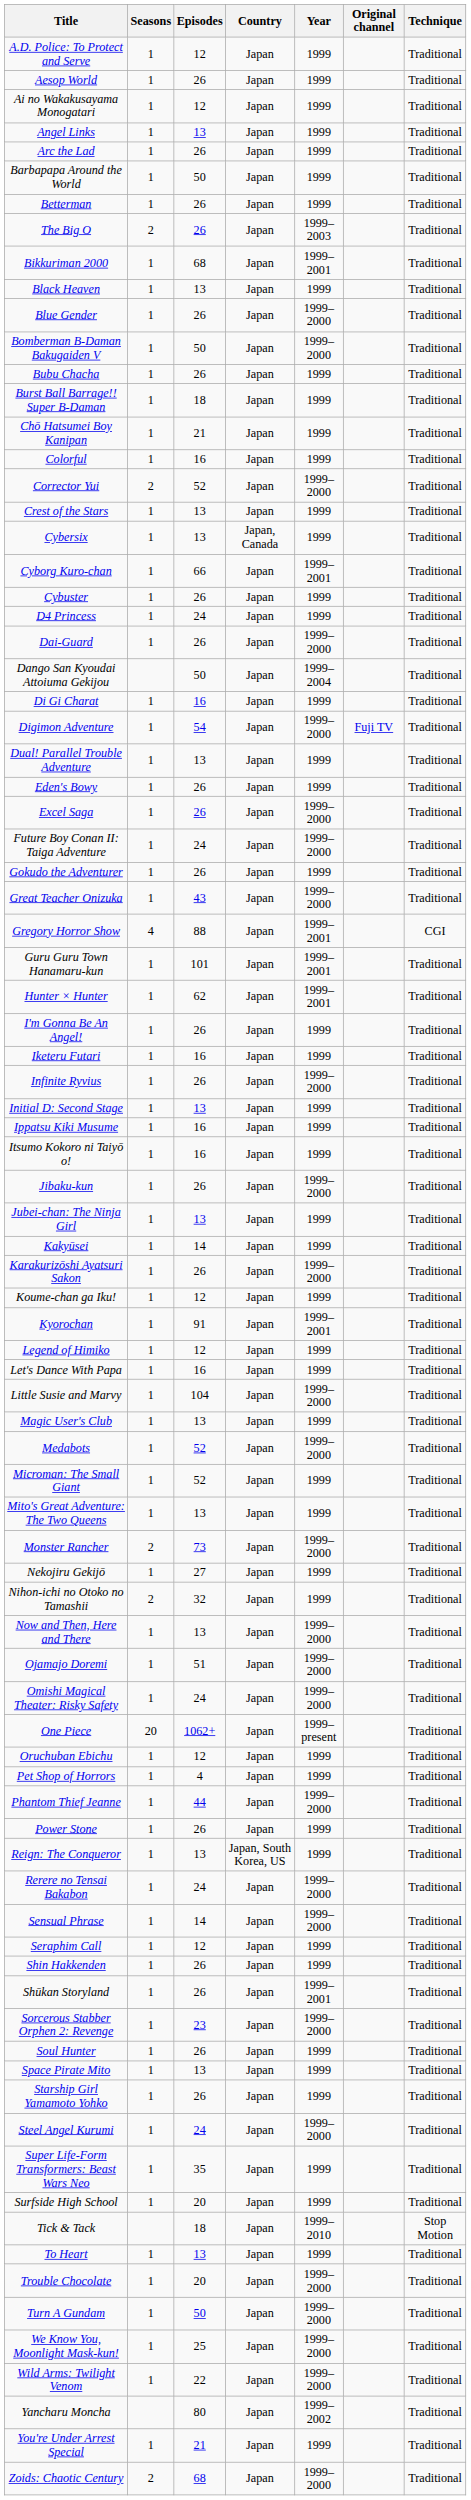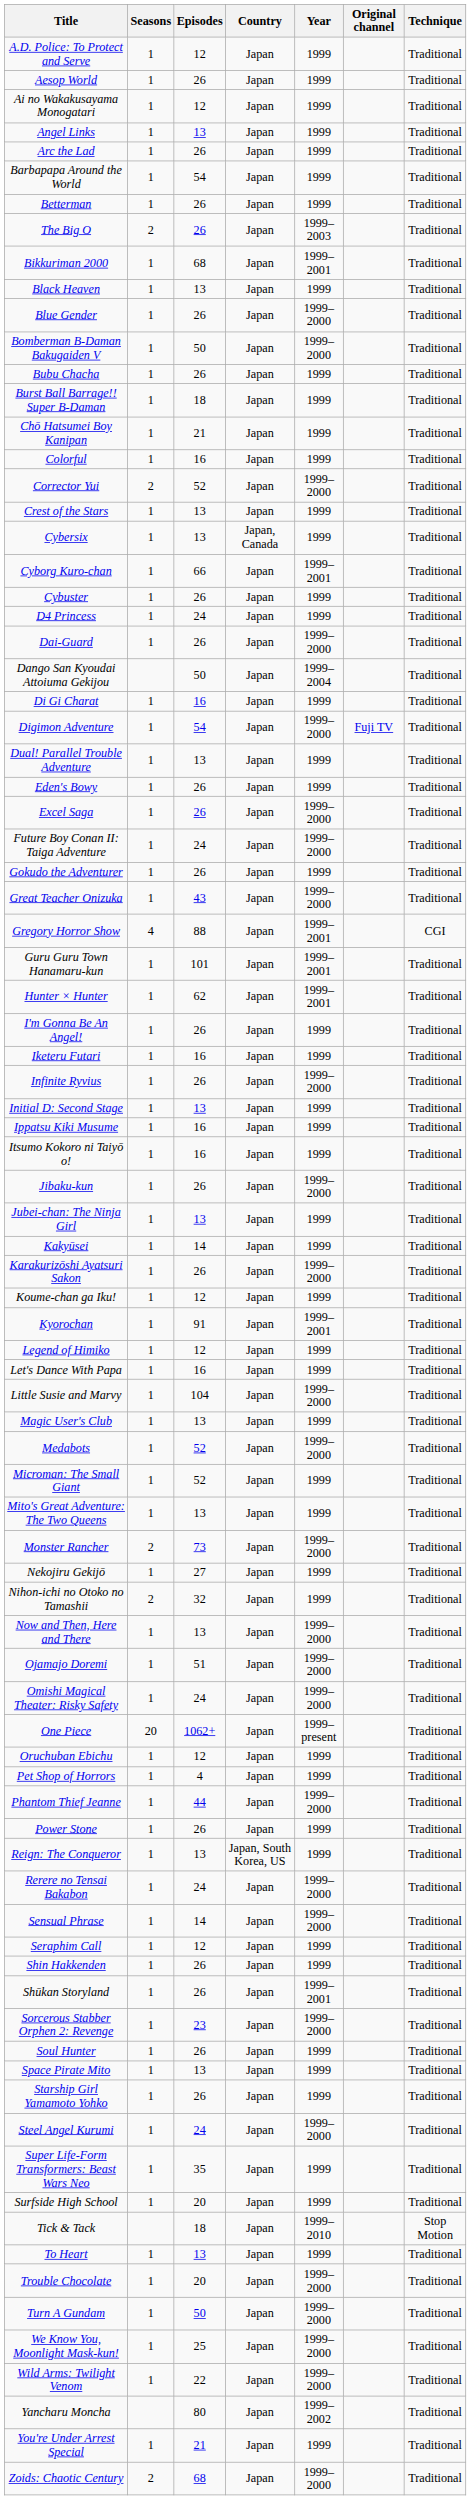(200, 177) 50 -> (200, 177) 54
